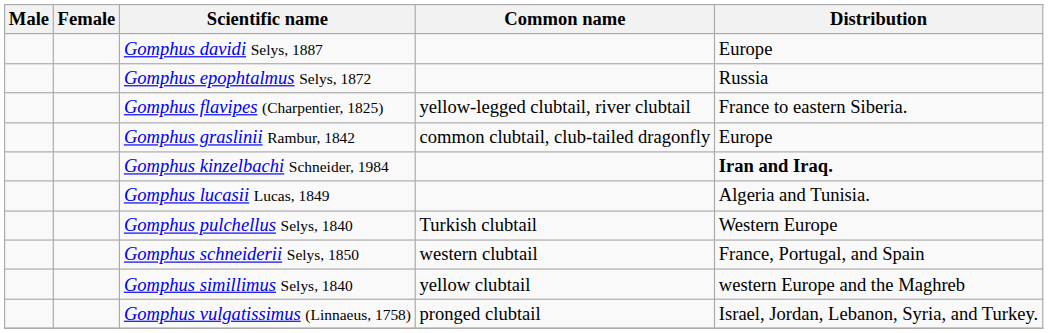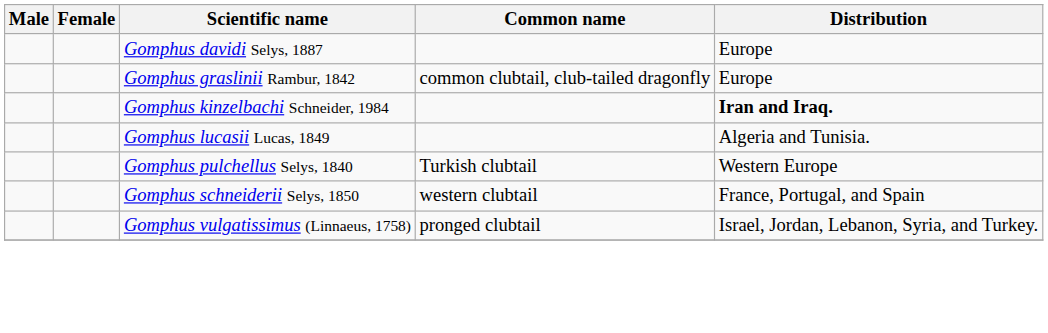- row: (248, 78)
- row: (254, 107)
- row: (238, 284)
